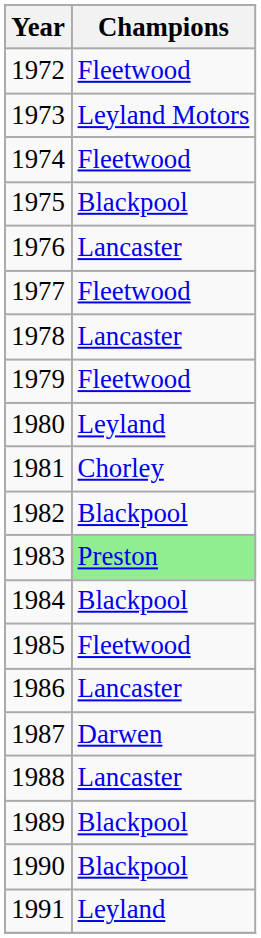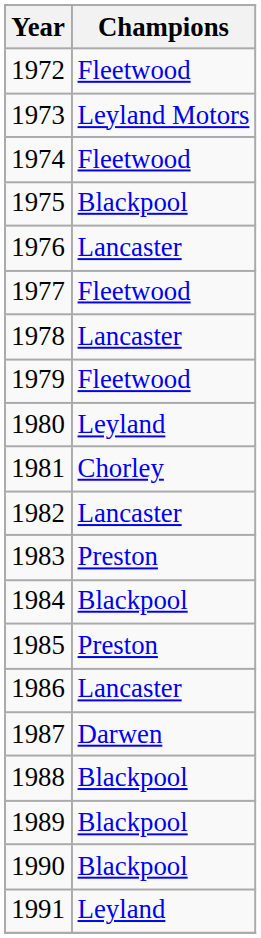(133, 512) Blackpool -> (130, 512) Lancaster
(118, 556) lightgreen background -> (118, 556) no background
(134, 645) Fleetwood -> (118, 645) Preston
(130, 777) Lancaster -> (133, 777) Blackpool
